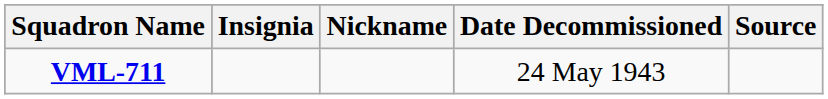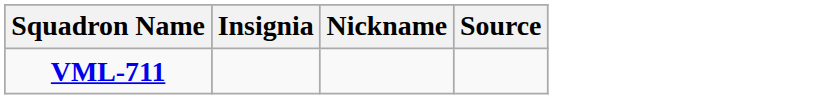- column: (591, 26)
